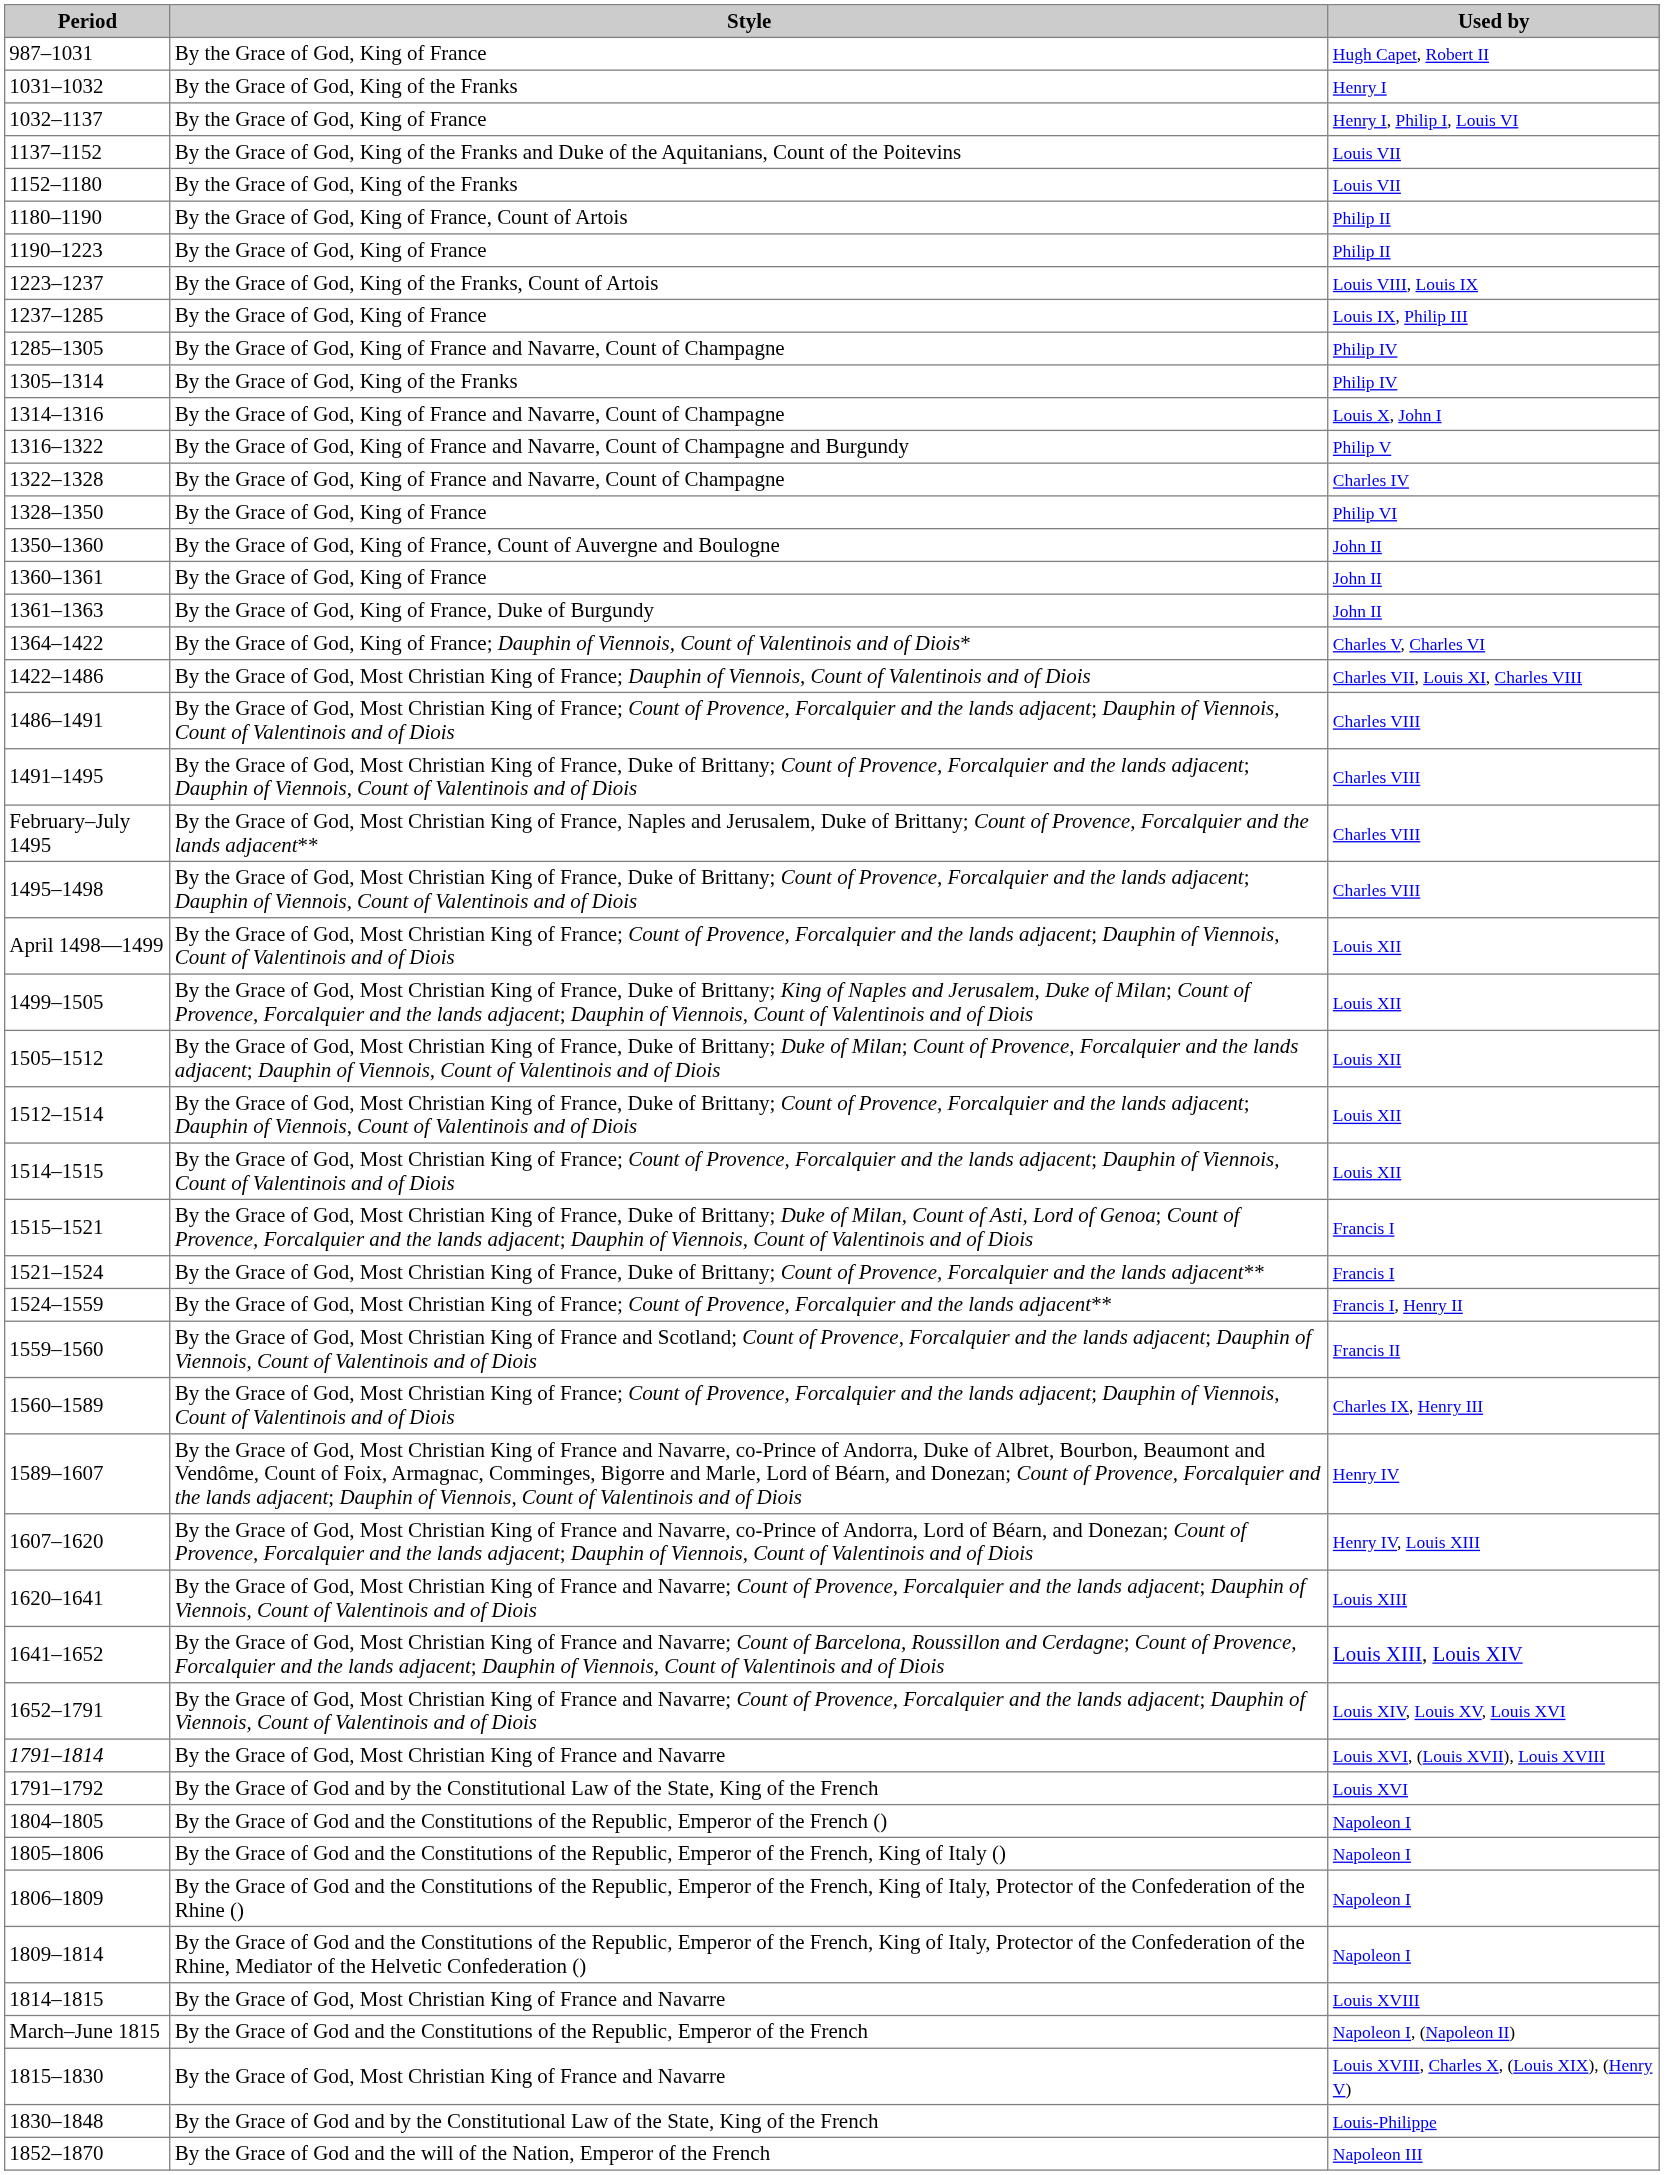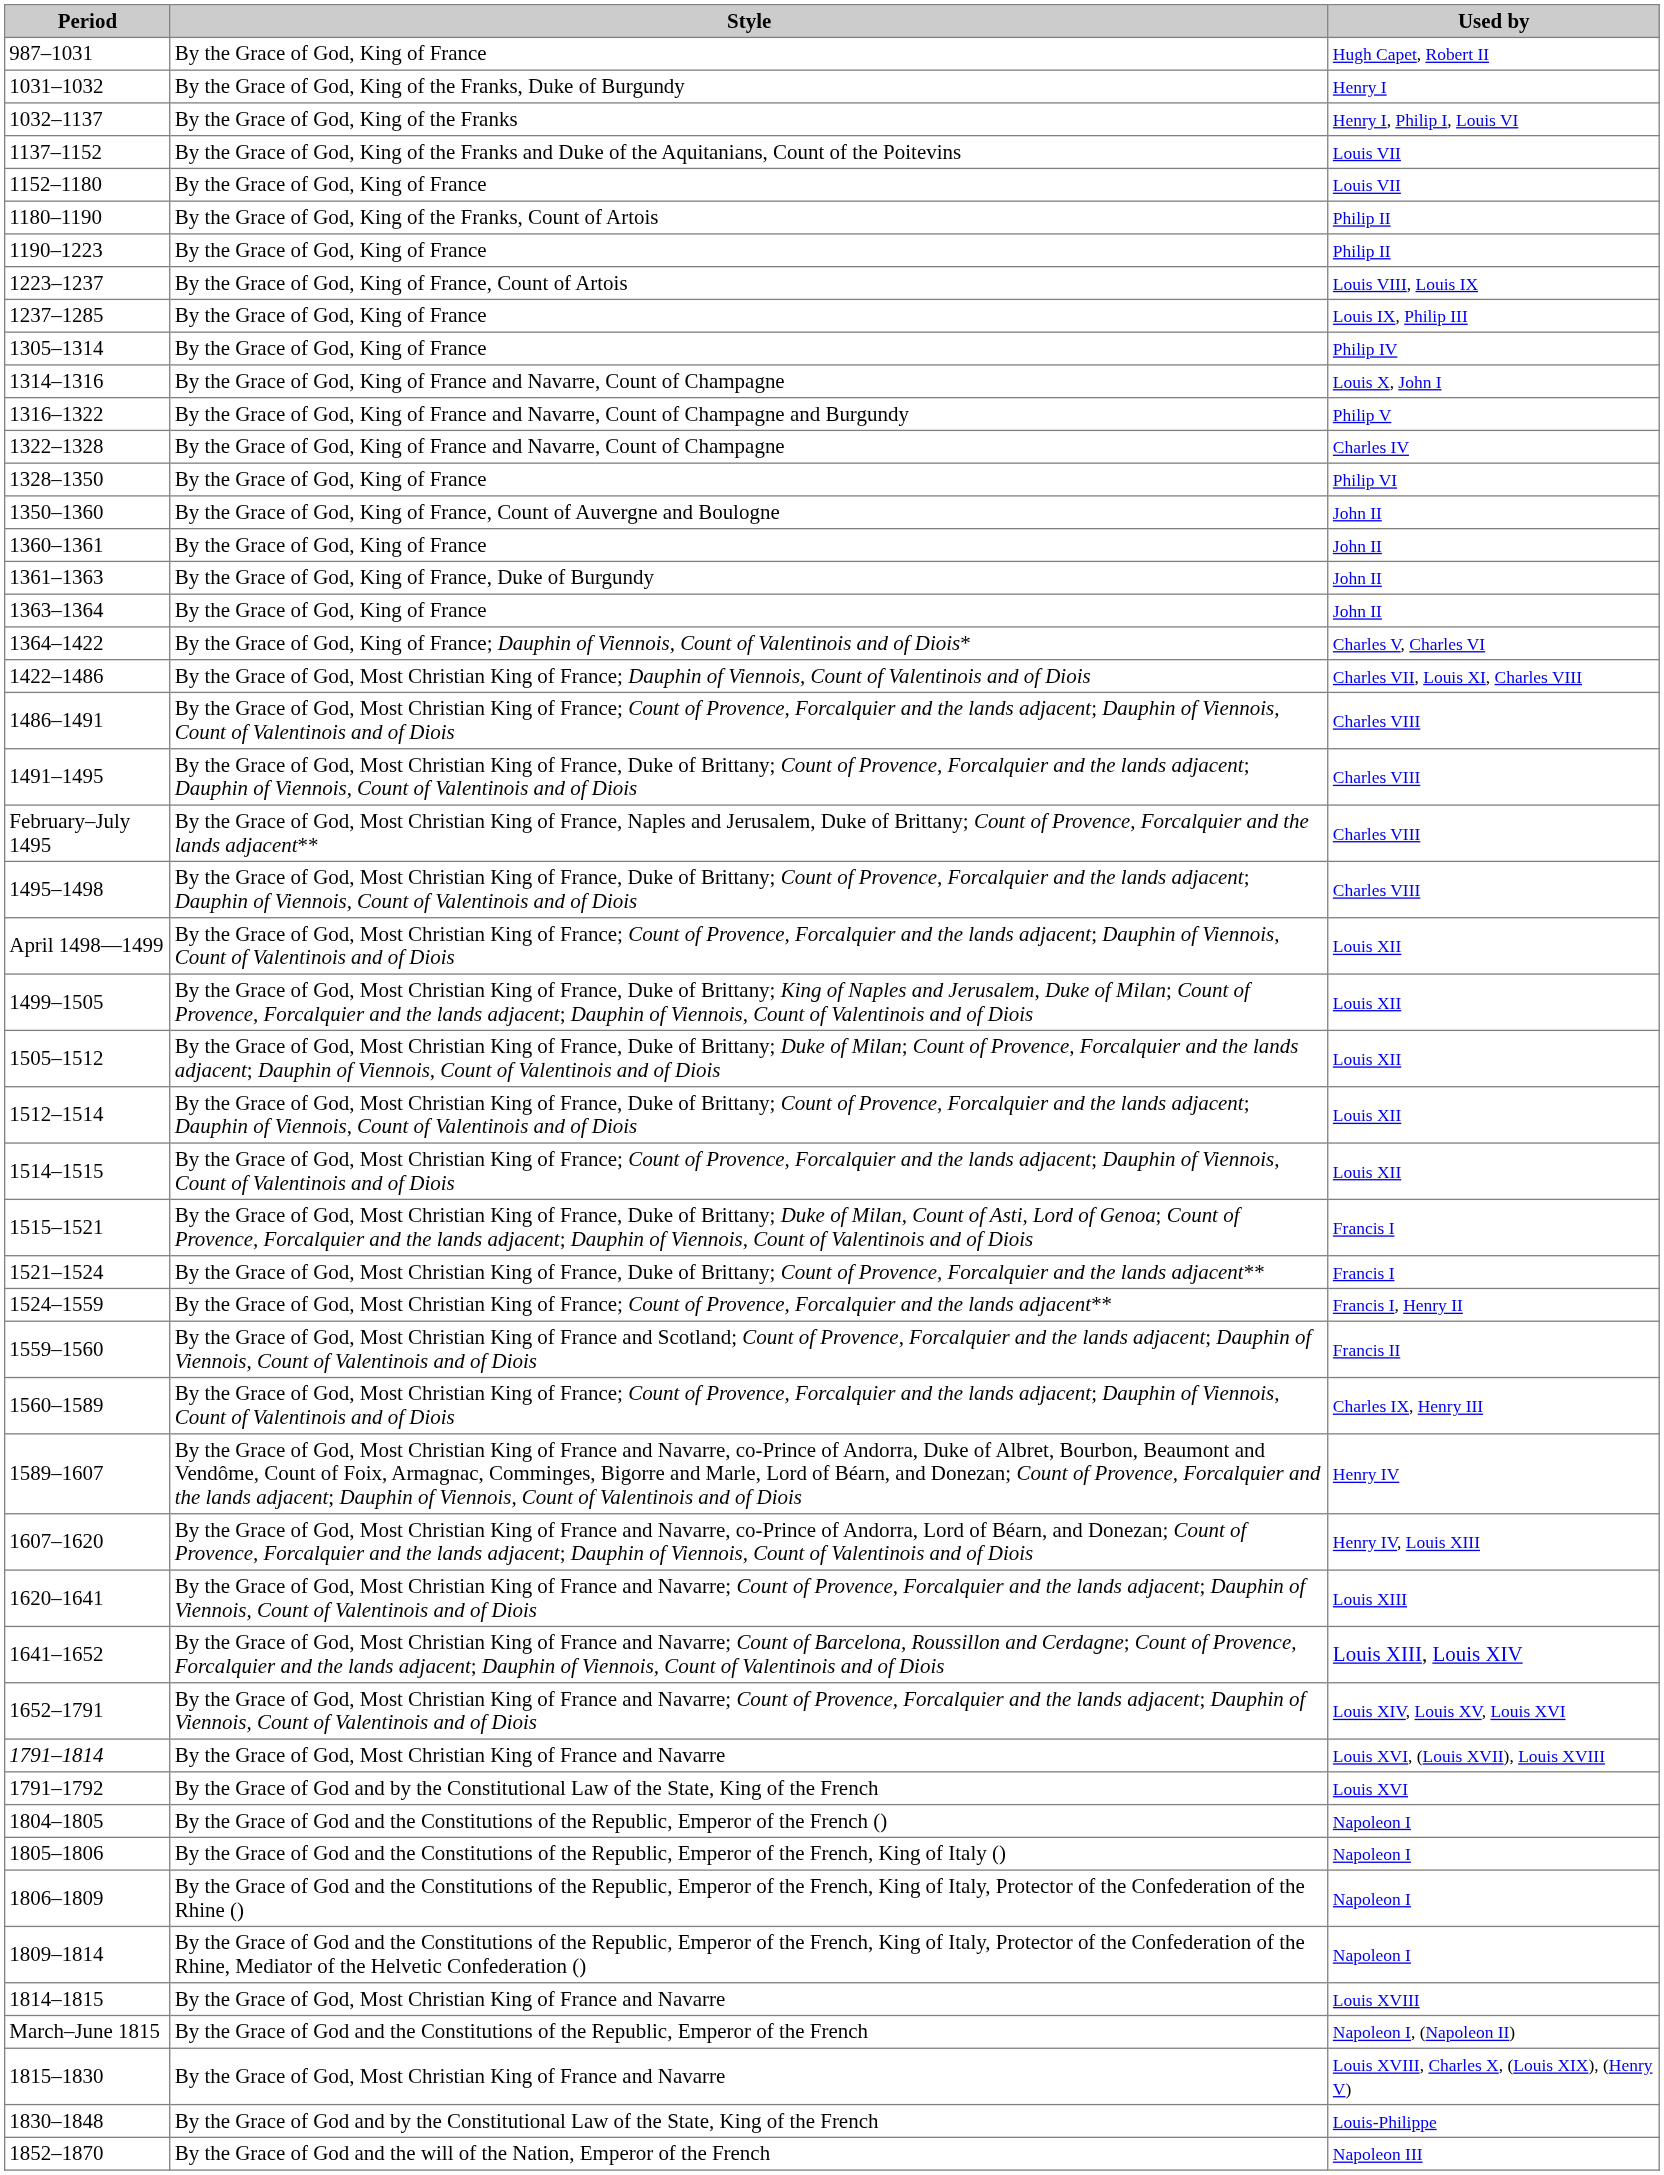(346, 86) By the Grace of God, King of the Franks -> (430, 86) By the Grace of God, King of the Franks, Duke of Burgundy
(331, 119) By the Grace of God, King of France -> (346, 119) By the Grace of God, King of the Franks
(346, 184) By the Grace of God, King of the Franks -> (331, 184) By the Grace of God, King of France
(401, 217) By the Grace of God, King of France, Count of Artois -> (417, 217) By the Grace of God, King of the Franks, Count of Artois
(417, 282) By the Grace of God, King of the Franks, Count of Artois -> (401, 282) By the Grace of God, King of France, Count of Artois
- row: (56, 348)
(346, 381) By the Grace of God, King of the Franks -> (331, 348) By the Grace of God, King of France
+ row: (56, 610)
